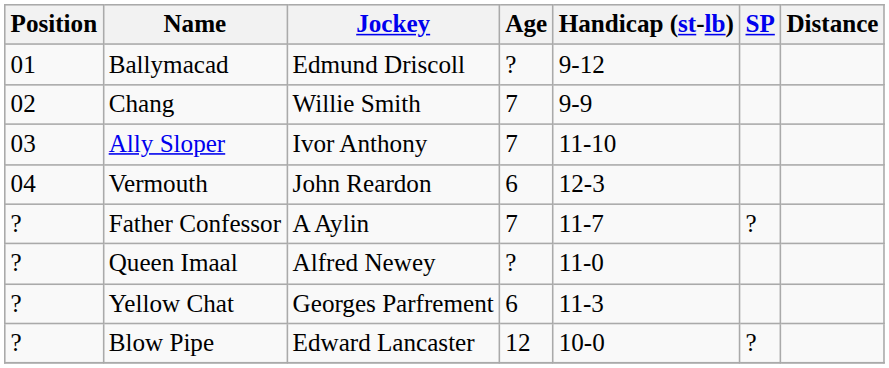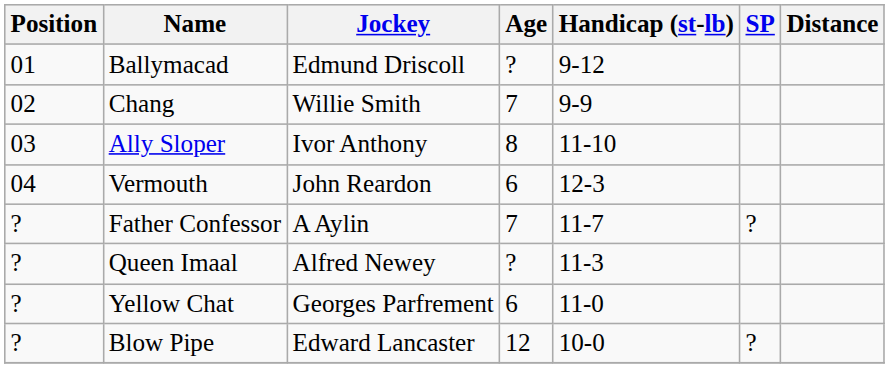(512, 143) 7 -> (512, 143) 8
(581, 263) 11-0 -> (581, 263) 11-3
(581, 303) 11-3 -> (581, 303) 11-0
